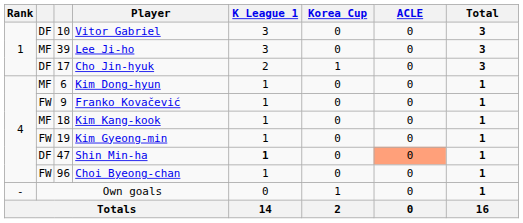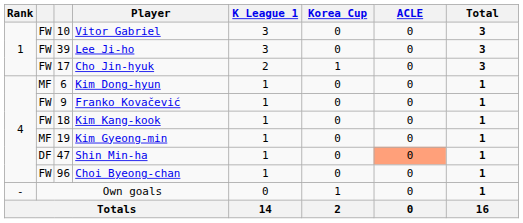(45, 31) DF -> (45, 31) FW
(45, 49) MF -> (45, 49) FW
(45, 67) DF -> (45, 67) FW
(45, 120) MF -> (45, 120) FW
(45, 138) FW -> (45, 138) MF
(265, 156) bold -> (265, 156) normal
